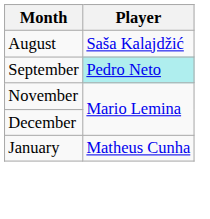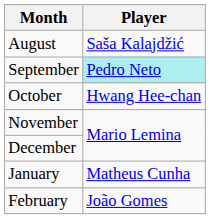+ row: (35, 95)
+ row: (38, 200)
